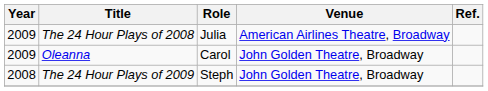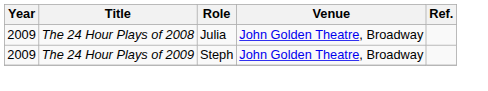(344, 34) American Airlines Theatre, Broadway -> (331, 34) John Golden Theatre, Broadway
- row: (66, 55)
(22, 75) 2008 -> (22, 55) 2009
